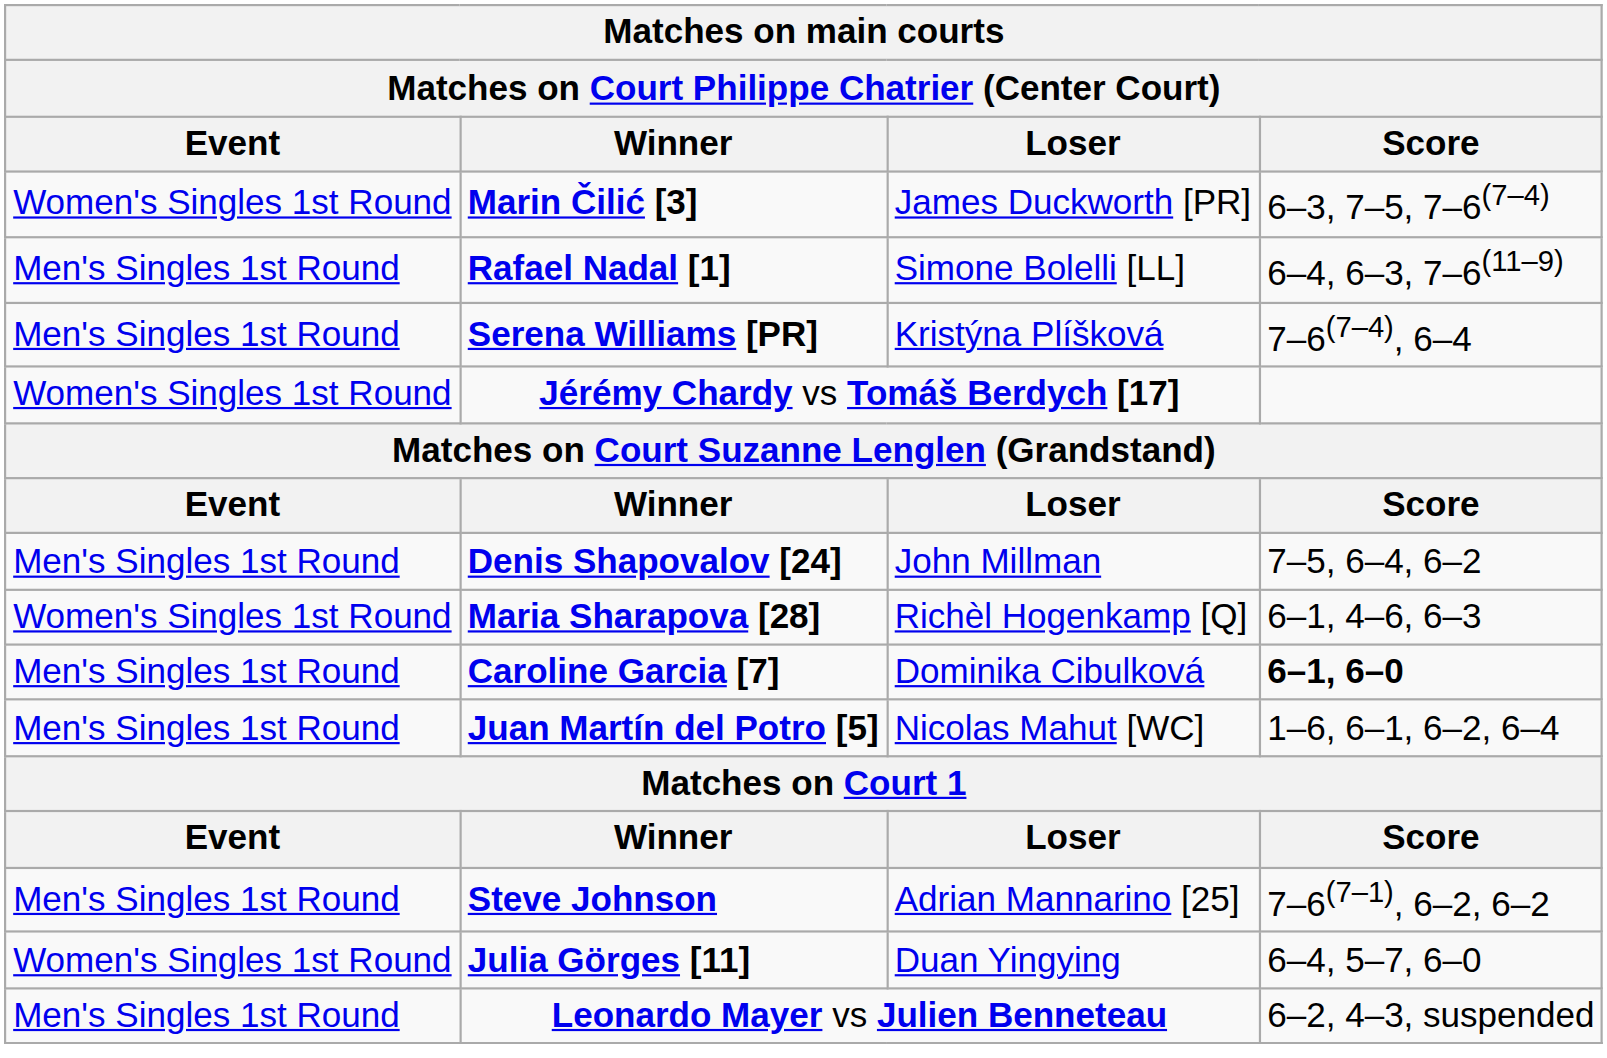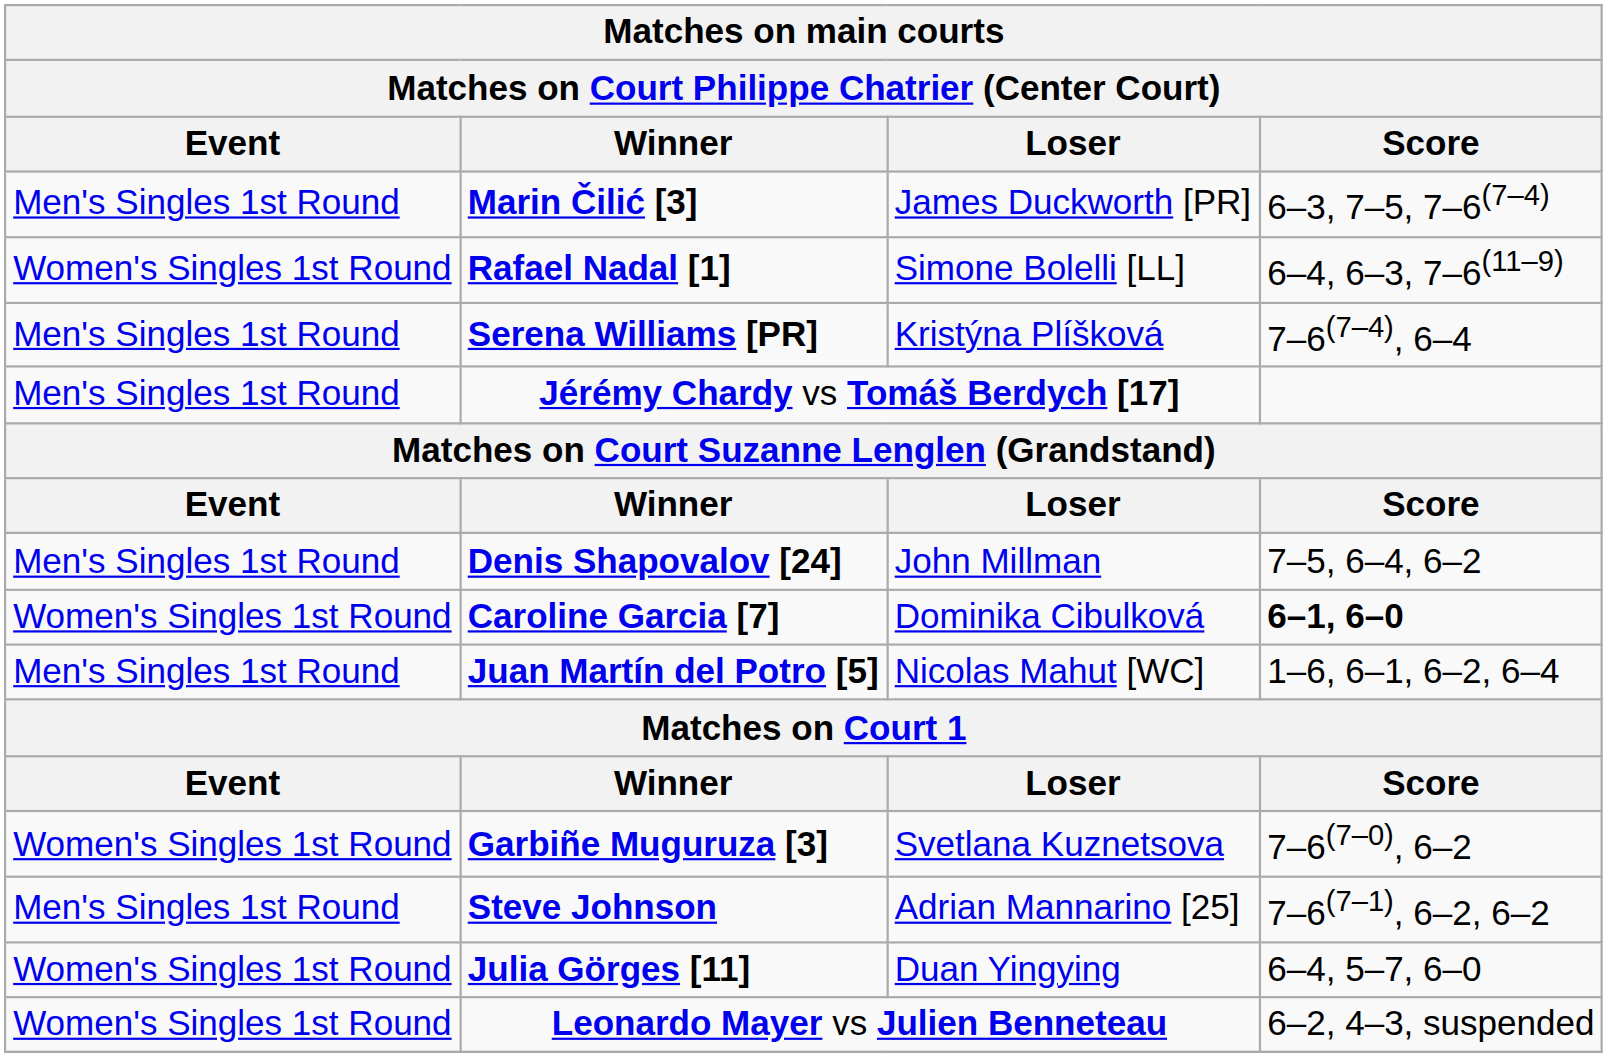(232, 203) Women's Singles 1st Round -> (206, 203) Men's Singles 1st Round
(206, 268) Men's Singles 1st Round -> (232, 268) Women's Singles 1st Round
(232, 394) Women's Singles 1st Round -> (206, 394) Men's Singles 1st Round
- row: (644, 616)
(206, 672) Men's Singles 1st Round -> (232, 616) Women's Singles 1st Round
+ row: (648, 843)
(206, 1014) Men's Singles 1st Round -> (232, 1024) Women's Singles 1st Round
